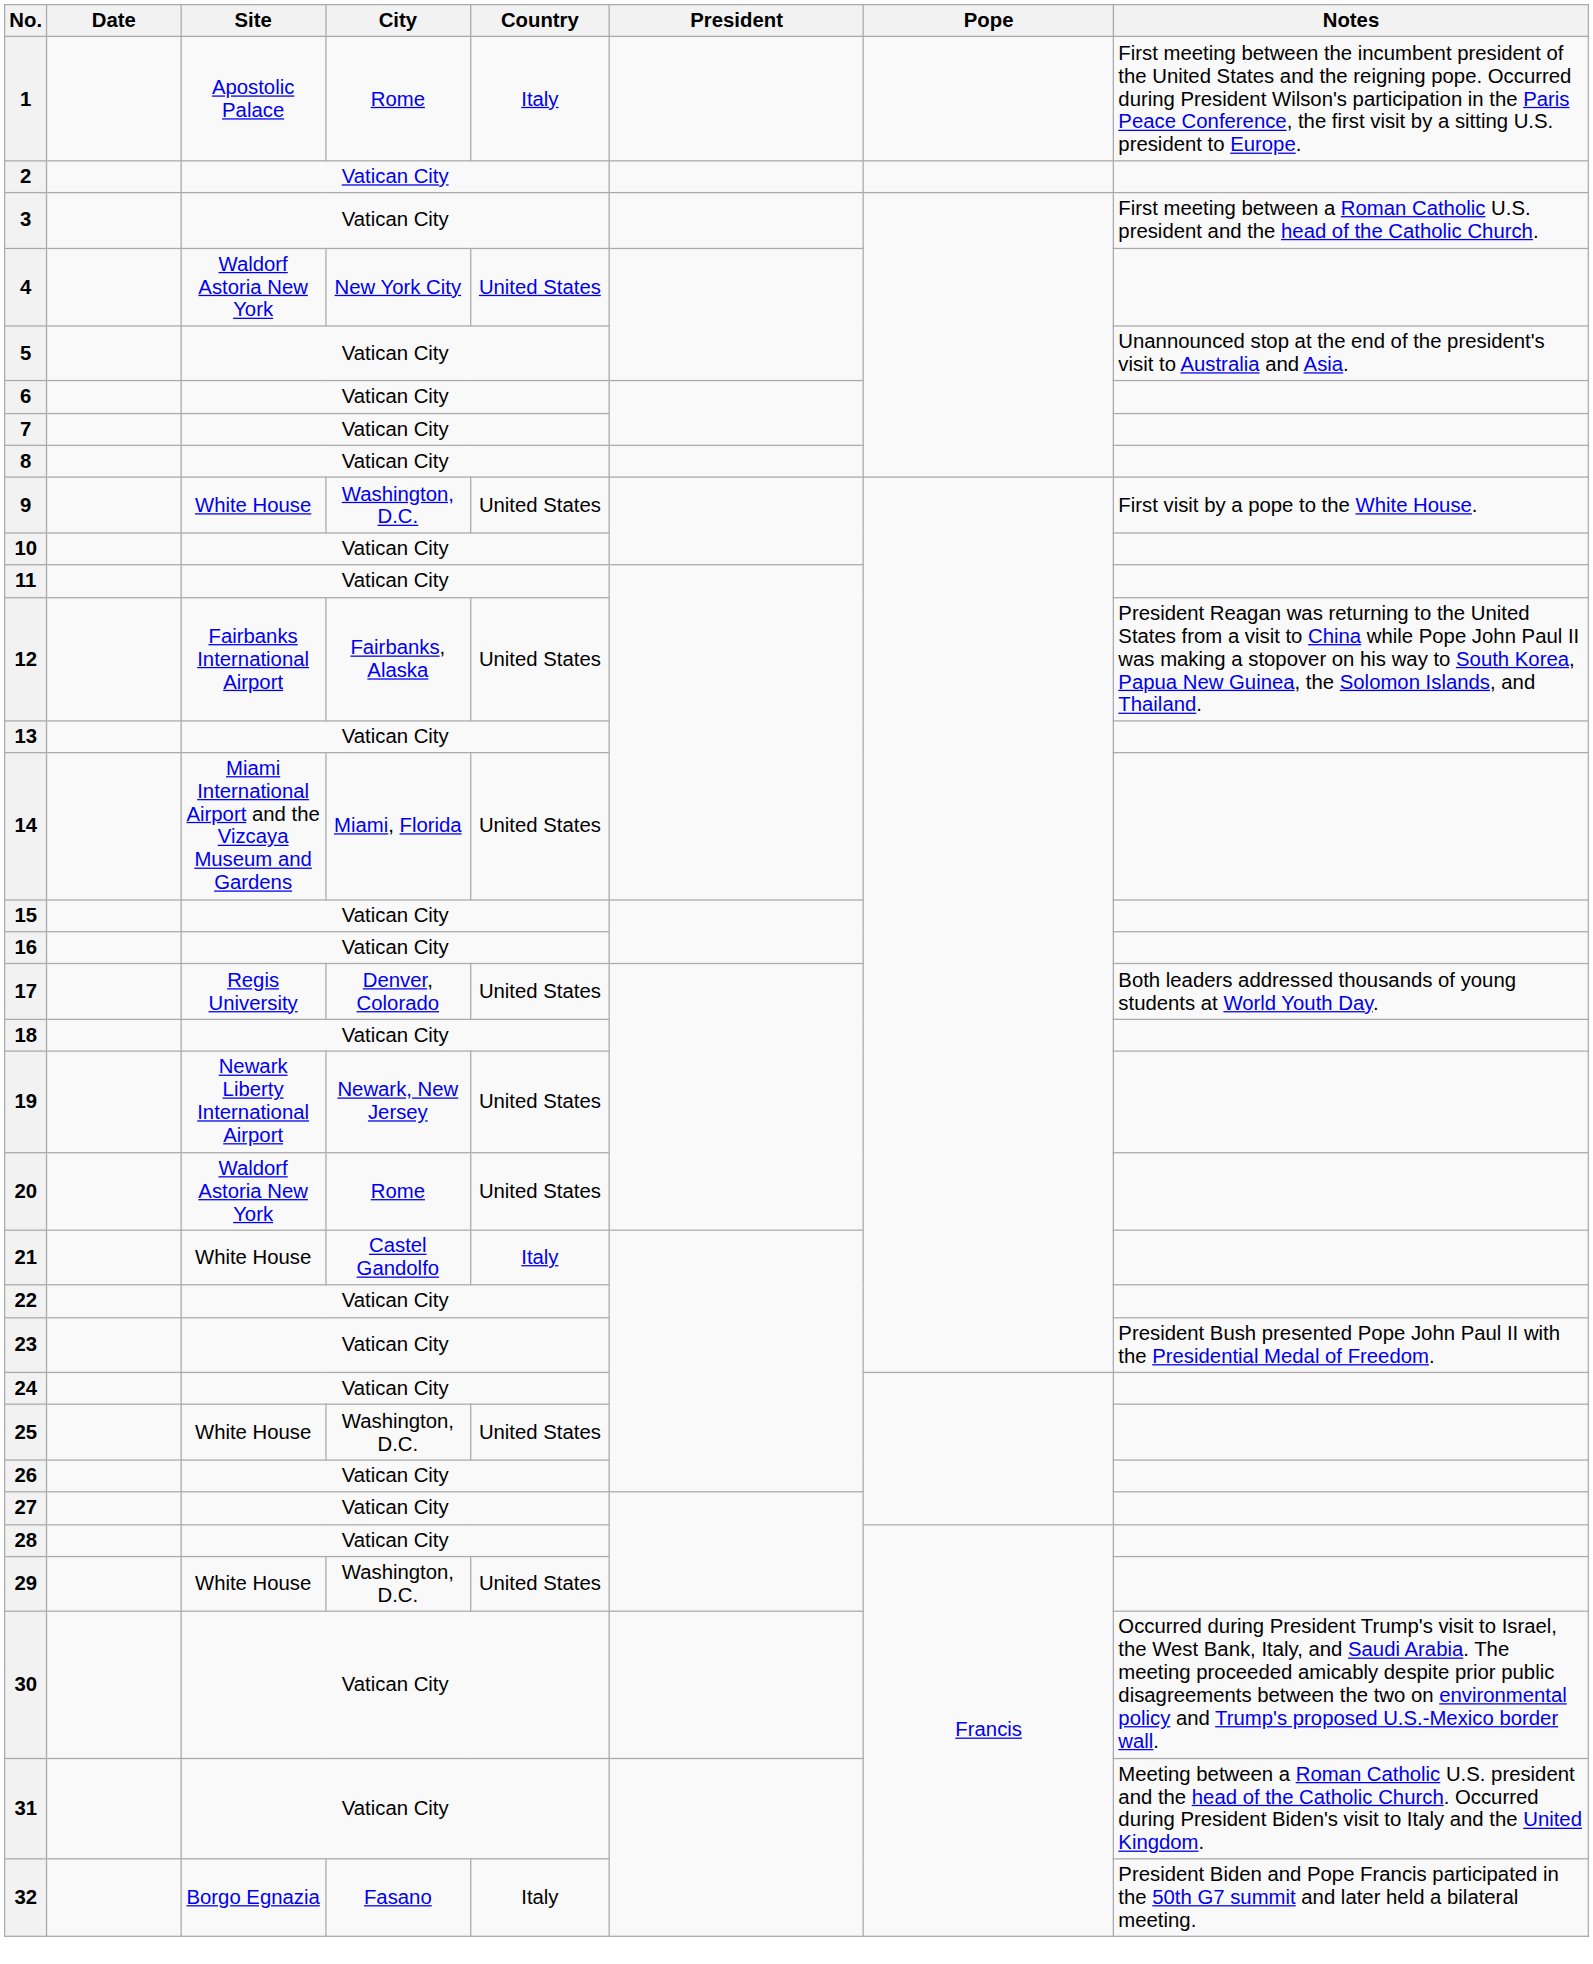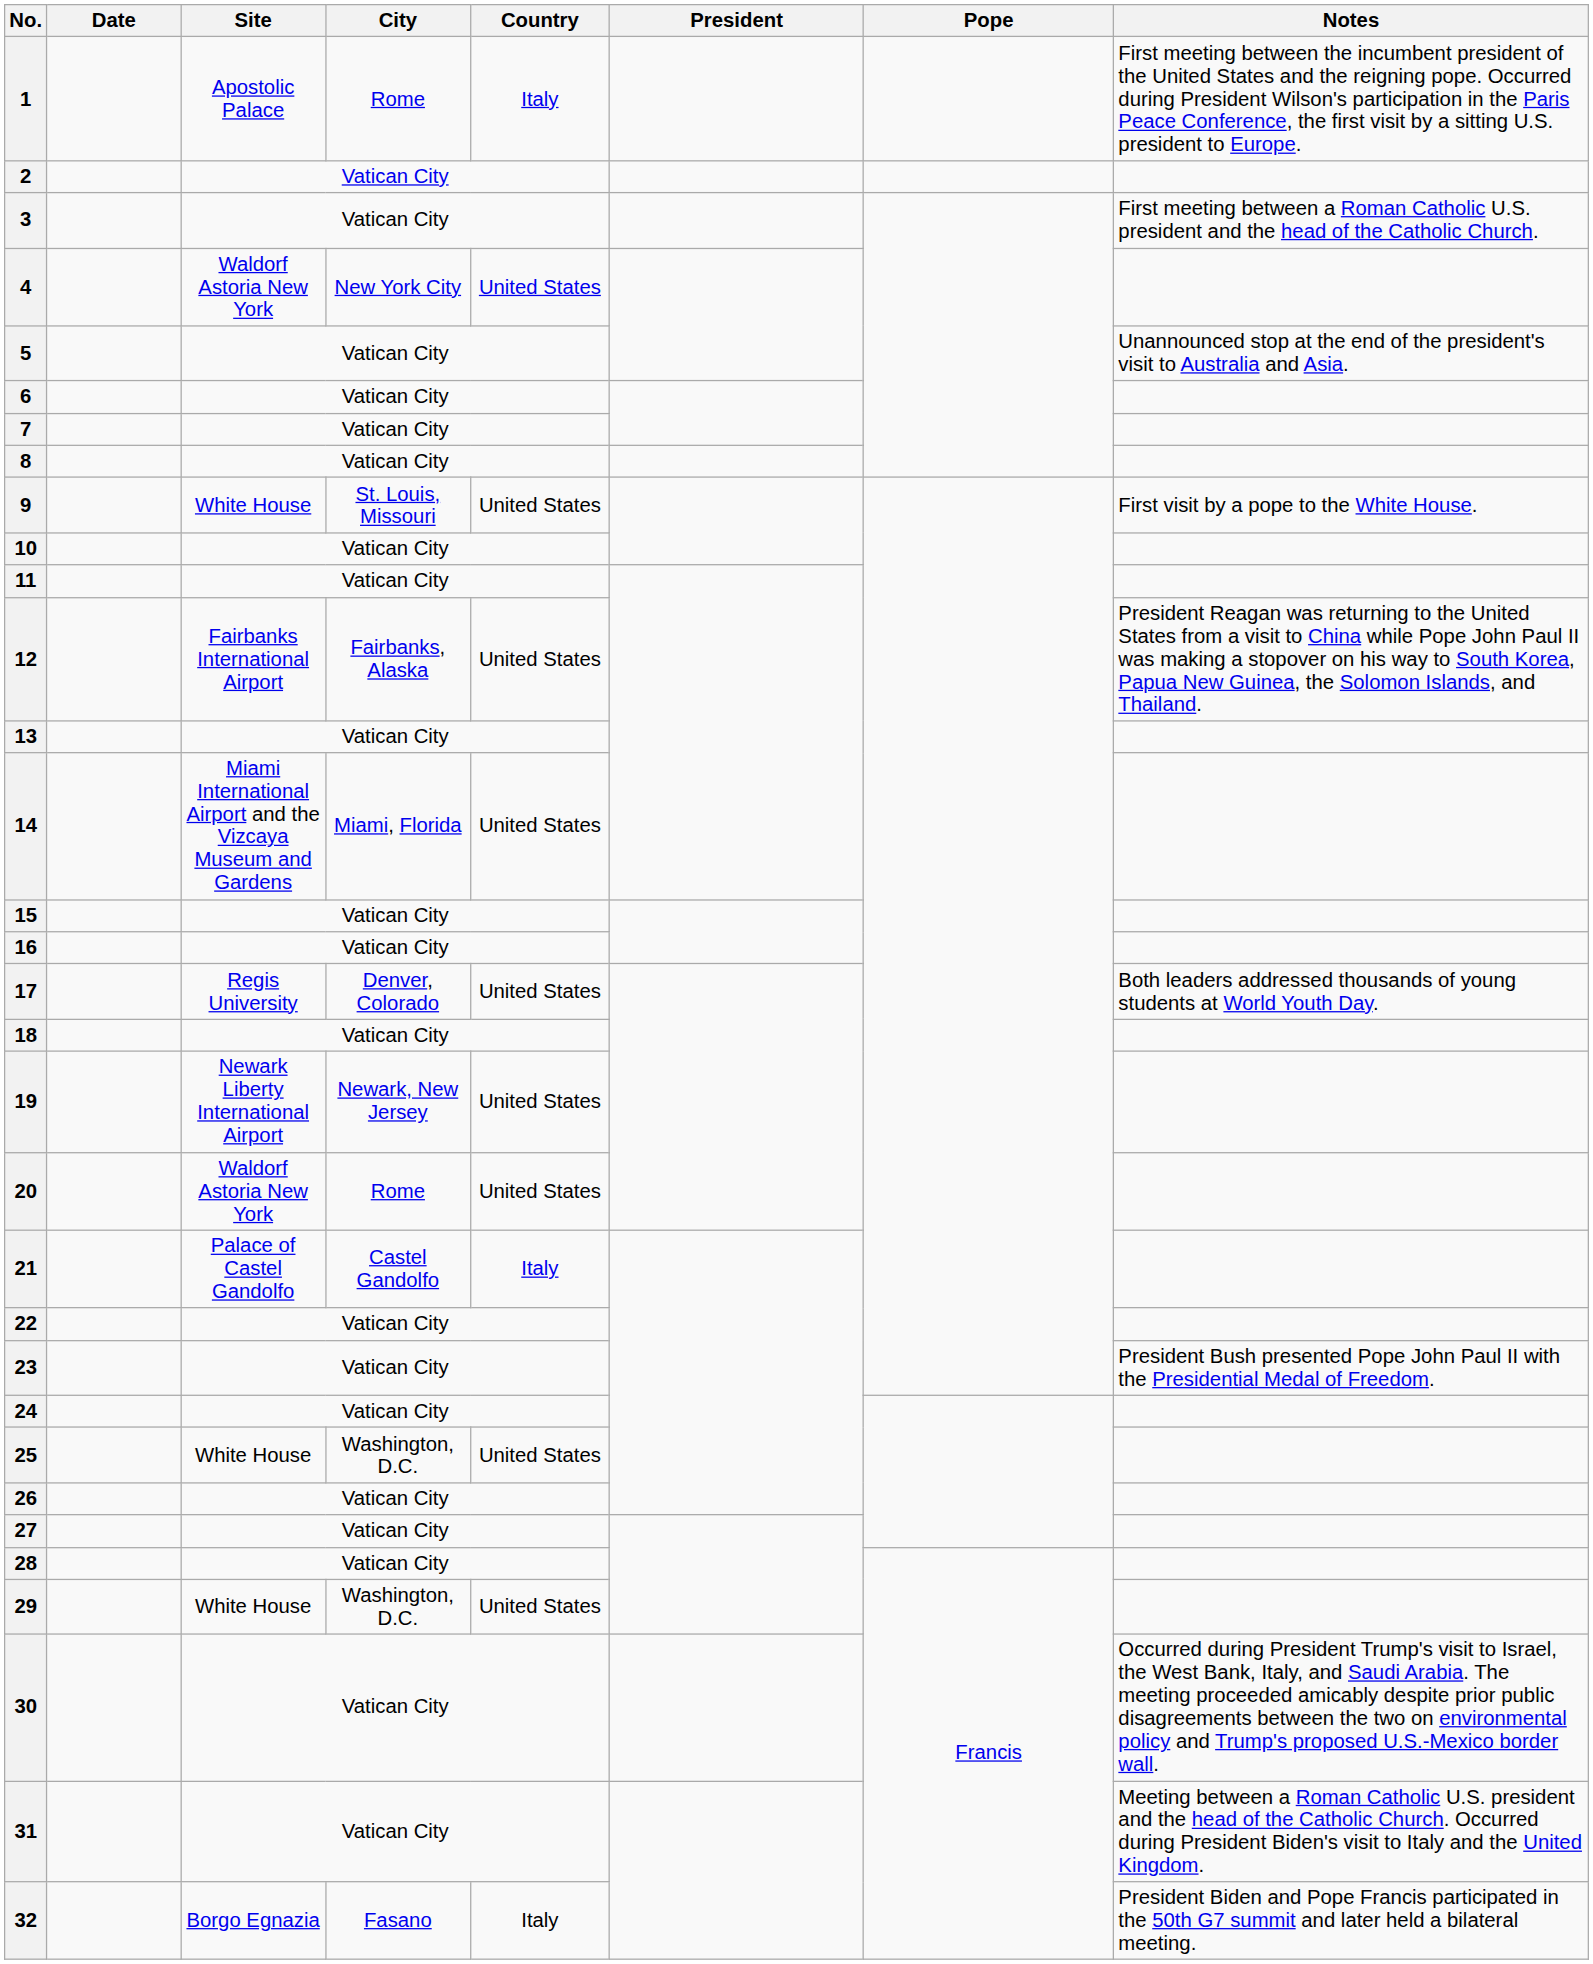(398, 504) Washington, D.C. -> (398, 504) St. Louis, Missouri
(253, 1257) White House -> (253, 1268) Palace of Castel Gandolfo
